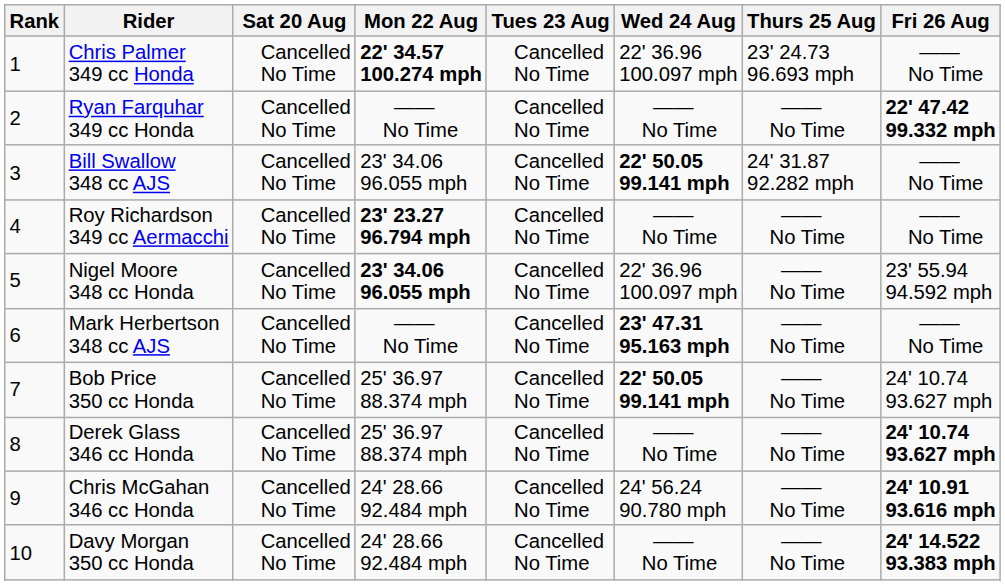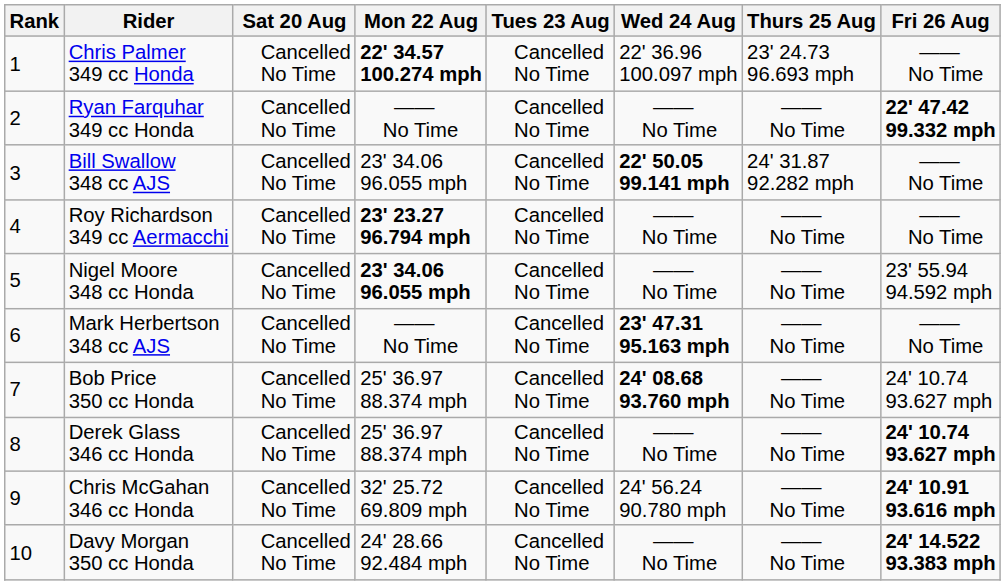(678, 281) 22' 36.96 100.097 mph -> (668, 281) —— No Time
(674, 389) 22' 50.05 99.141 mph -> (674, 389) 24' 08.68 93.760 mph
(414, 498) 24' 28.66 92.484 mph -> (414, 498) 32' 25.72 69.809 mph
